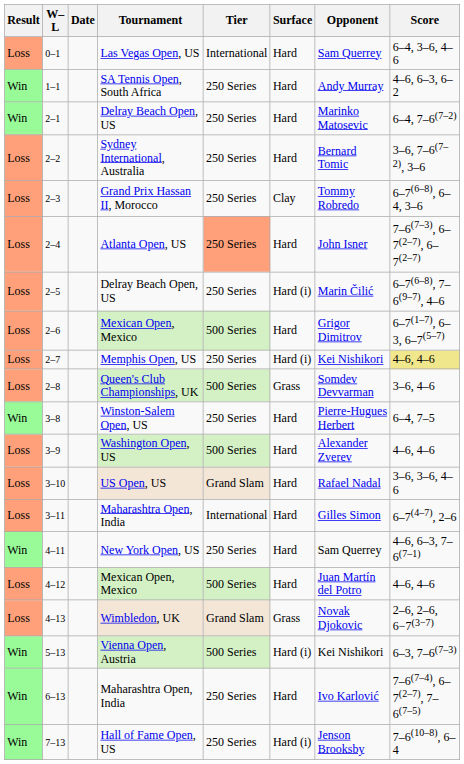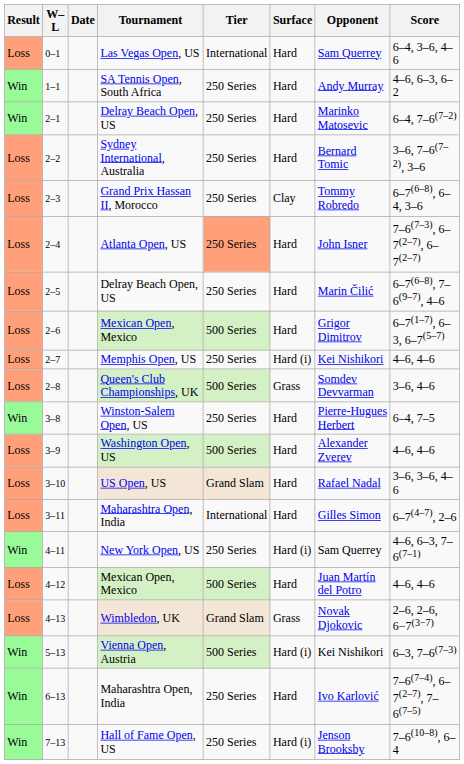(292, 291) Hard (i) -> (285, 291) Hard
(414, 359) khaki background -> (414, 359) no background
(285, 549) Hard -> (292, 549) Hard (i)
